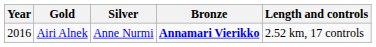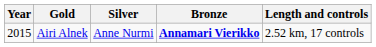(19, 33) 2016 -> (19, 33) 2015
